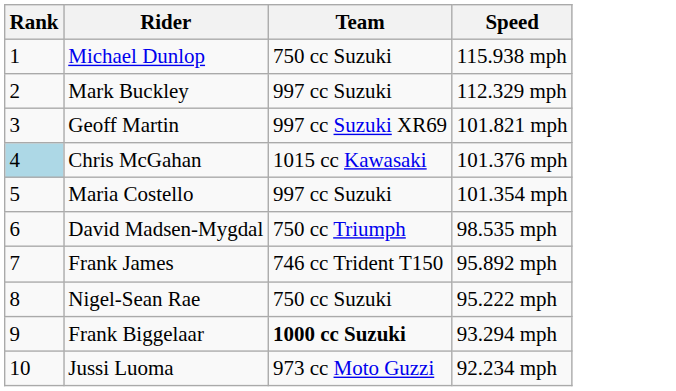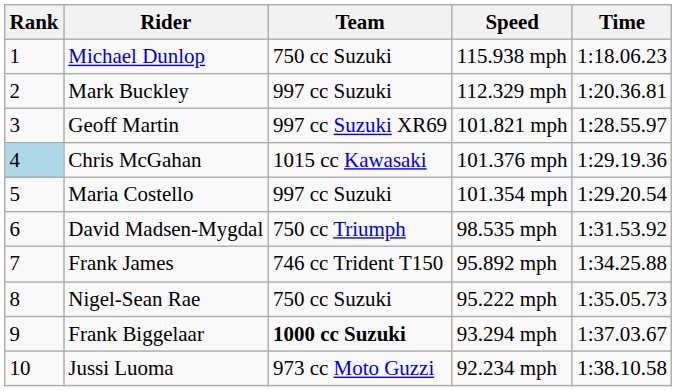+ column: (622, 21)
